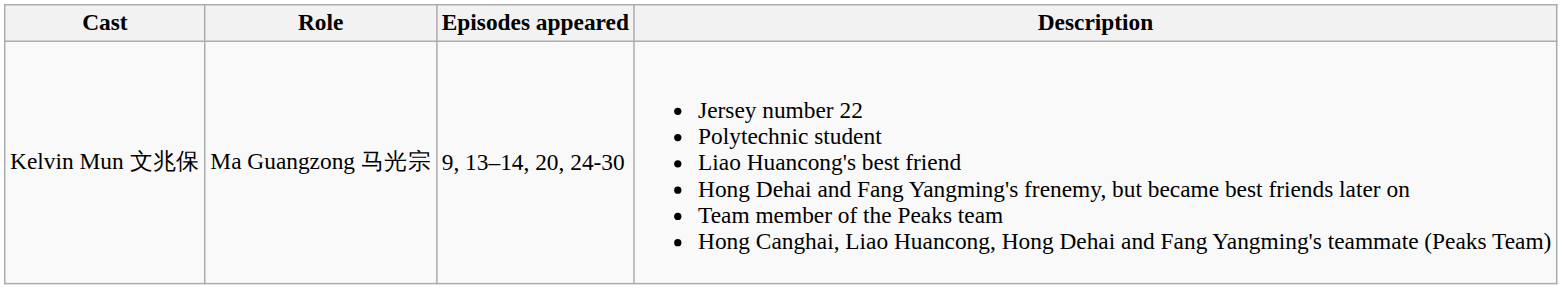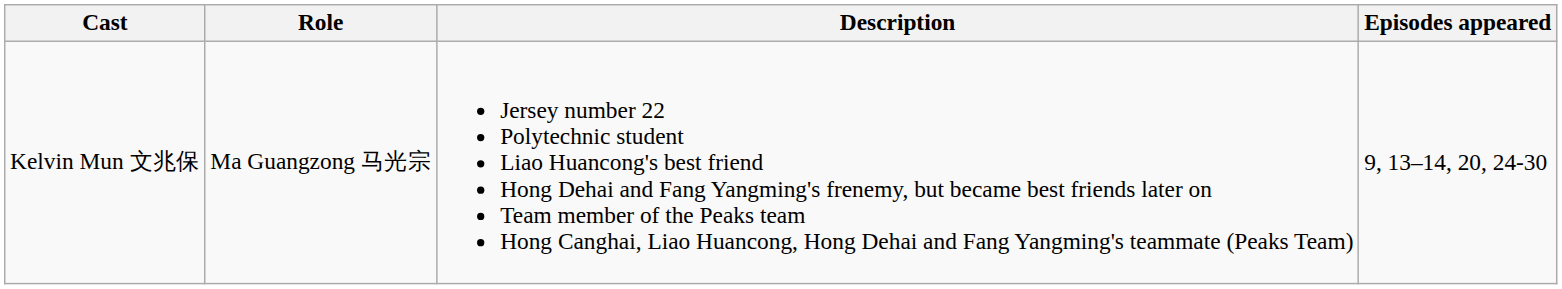columns swapped: (1095, 23) <-> (535, 23)
